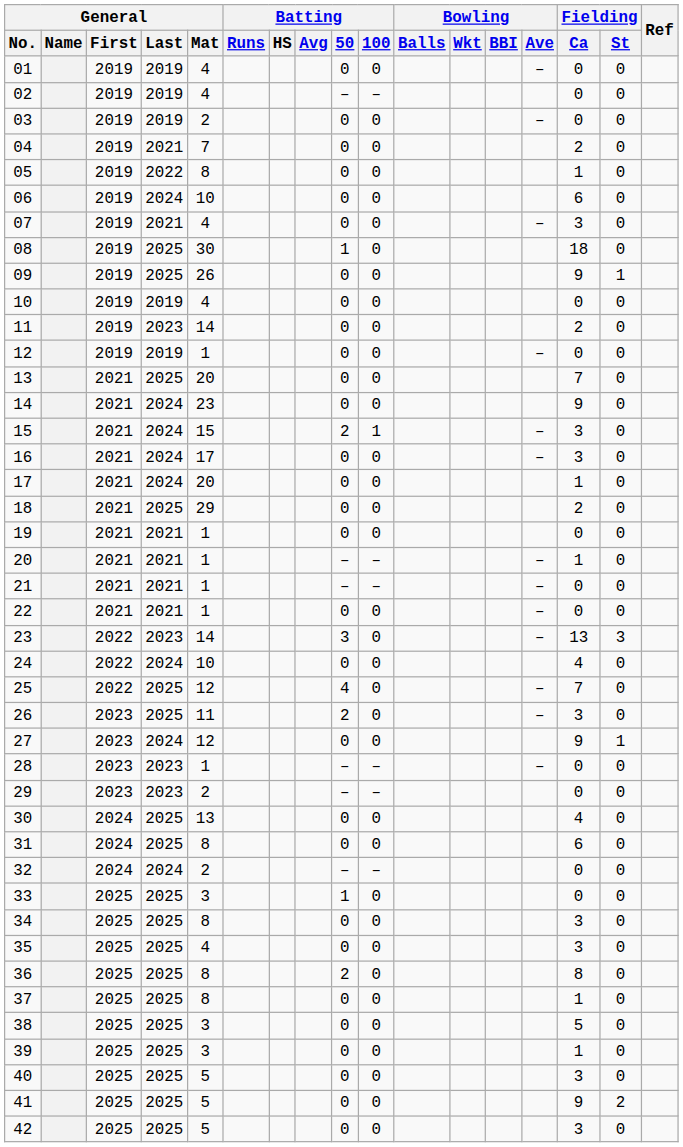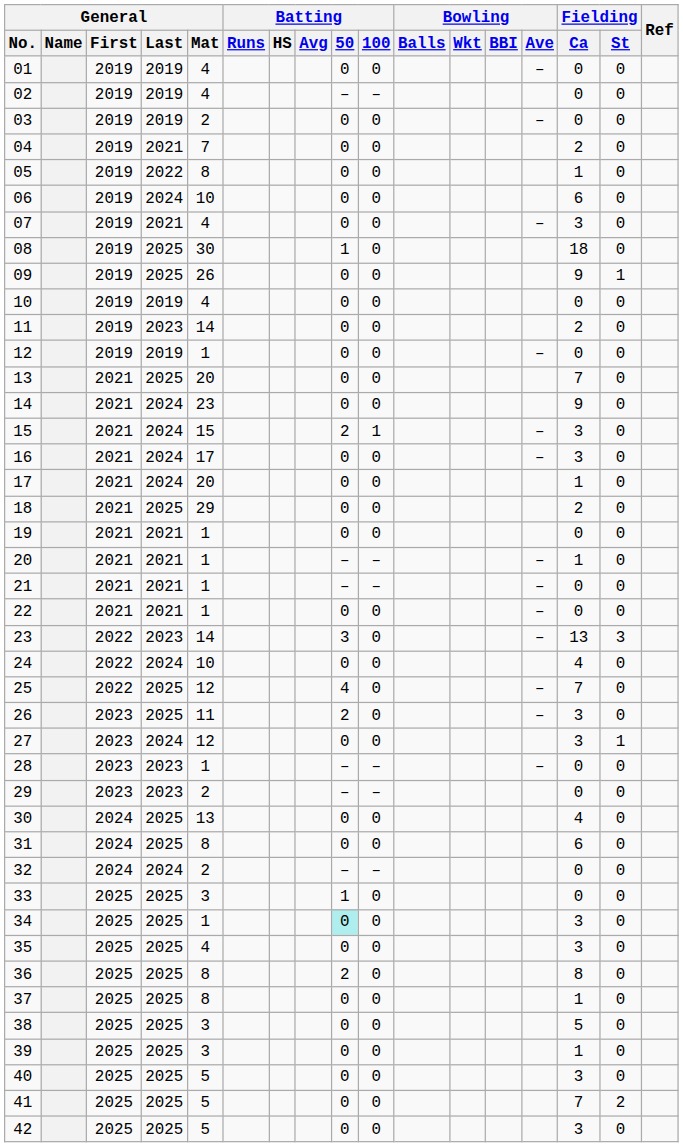(579, 741) 9 -> (579, 741) 3
(205, 922) 8 -> (205, 922) 1
(345, 922) no background -> (345, 922) paleturquoise background
(579, 1103) 9 -> (579, 1103) 7
